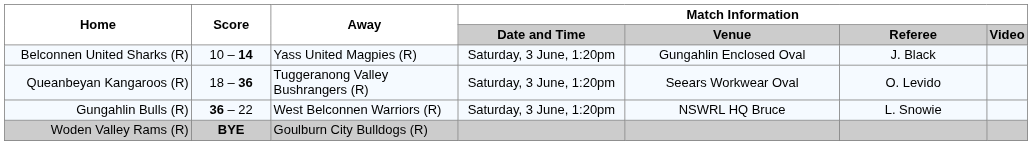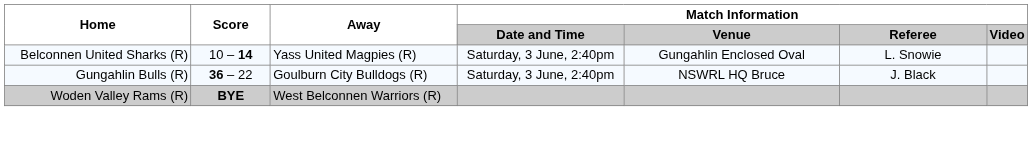(541, 55) Saturday, 3 June, 1:20pm -> (541, 55) Saturday, 3 June, 2:40pm
(913, 55) J. Black -> (913, 55) L. Snowie
- row: (108, 82)
(358, 110) West Belconnen Warriors (R) -> (350, 75) Goulburn City Bulldogs (R)
(541, 110) Saturday, 3 June, 1:20pm -> (541, 75) Saturday, 3 June, 2:40pm
(913, 110) L. Snowie -> (913, 75) J. Black
(351, 130) Goulburn City Bulldogs (R) -> (357, 95) West Belconnen Warriors (R)
